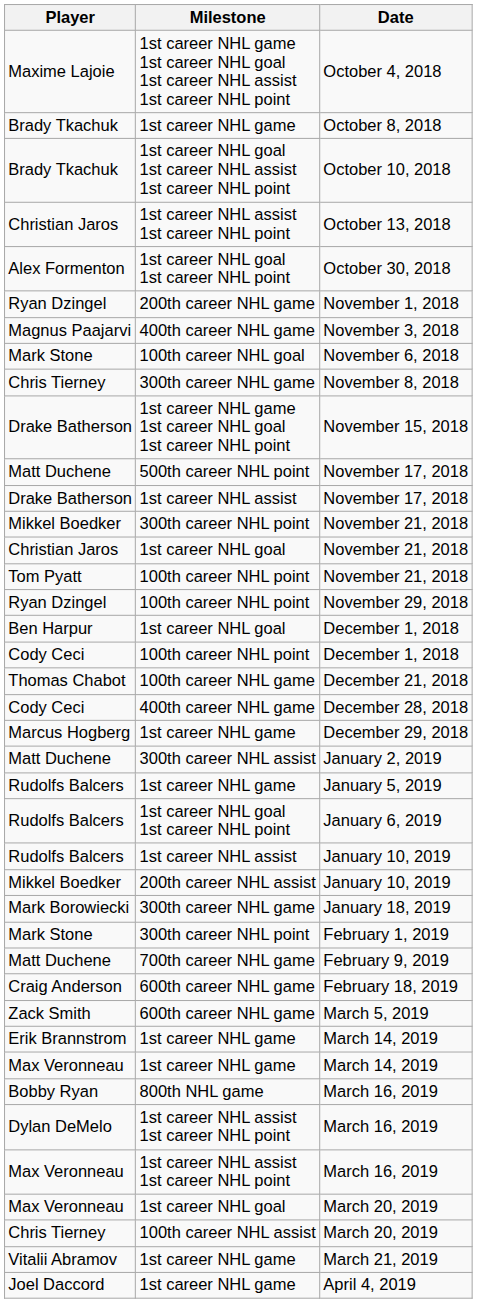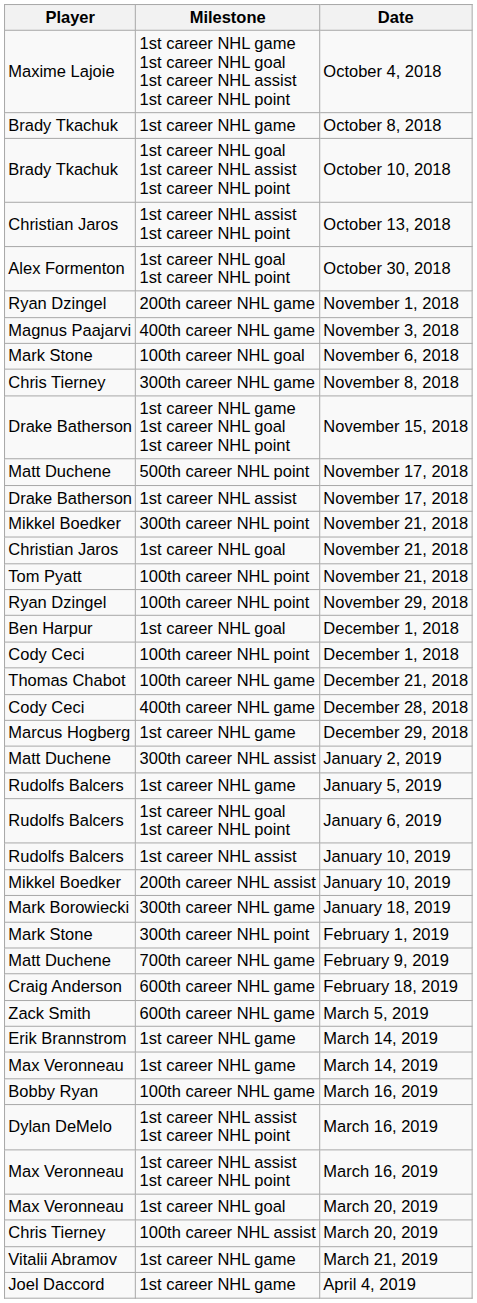(202, 1091) 800th NHL game -> (227, 1091) 100th career NHL game
